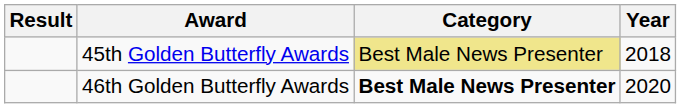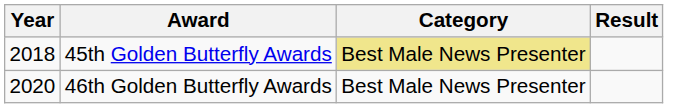columns swapped: (648, 20) <-> (41, 20)
(487, 86) bold -> (463, 86) normal
